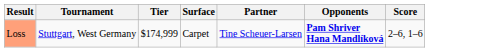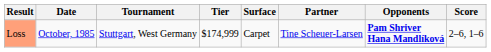+ column: (66, 12)
